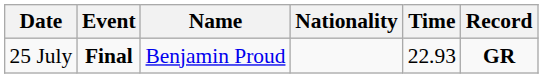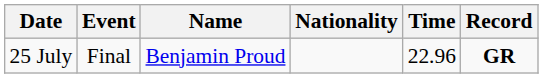(109, 55) bold -> (109, 55) normal
(432, 55) 22.93 -> (432, 55) 22.96
